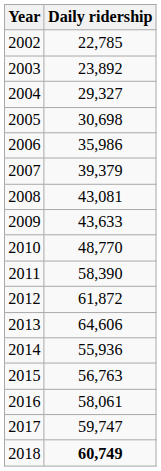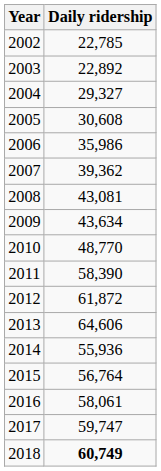(100, 68) 23,892 -> (100, 68) 22,892
(100, 119) 30,698 -> (100, 119) 30,608
(100, 171) 39,379 -> (100, 171) 39,362
(100, 222) 43,633 -> (100, 222) 43,634
(100, 376) 56,763 -> (100, 376) 56,764
